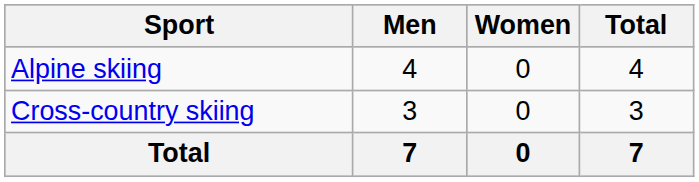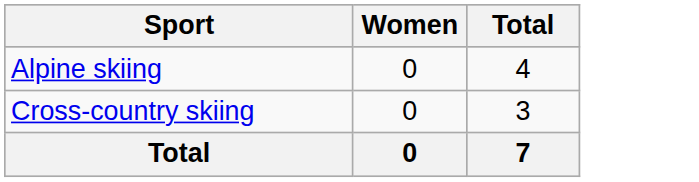- column: (410, 25)
